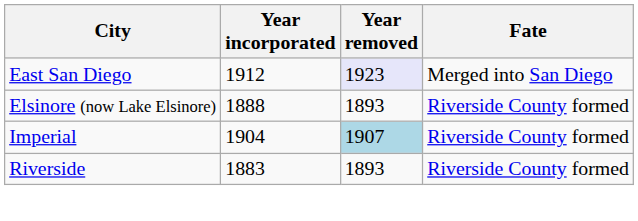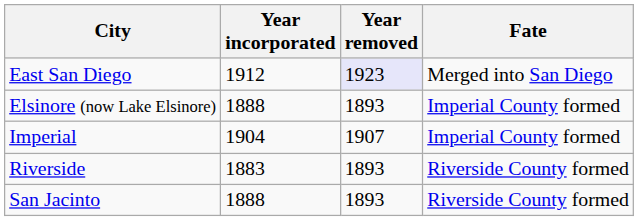(528, 105) Riverside County formed -> (524, 105) Imperial County formed
(364, 136) lightblue background -> (364, 136) no background
(528, 136) Riverside County formed -> (524, 136) Imperial County formed
+ row: (55, 199)
